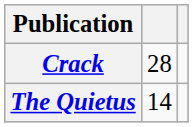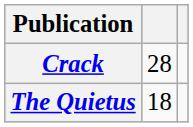(159, 102) 14 -> (159, 102) 18
